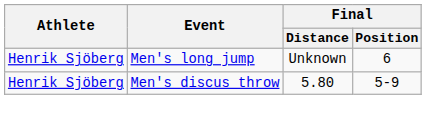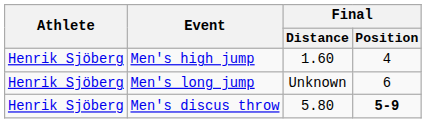+ row: (193, 60)
(387, 83) normal -> (387, 106) bold
